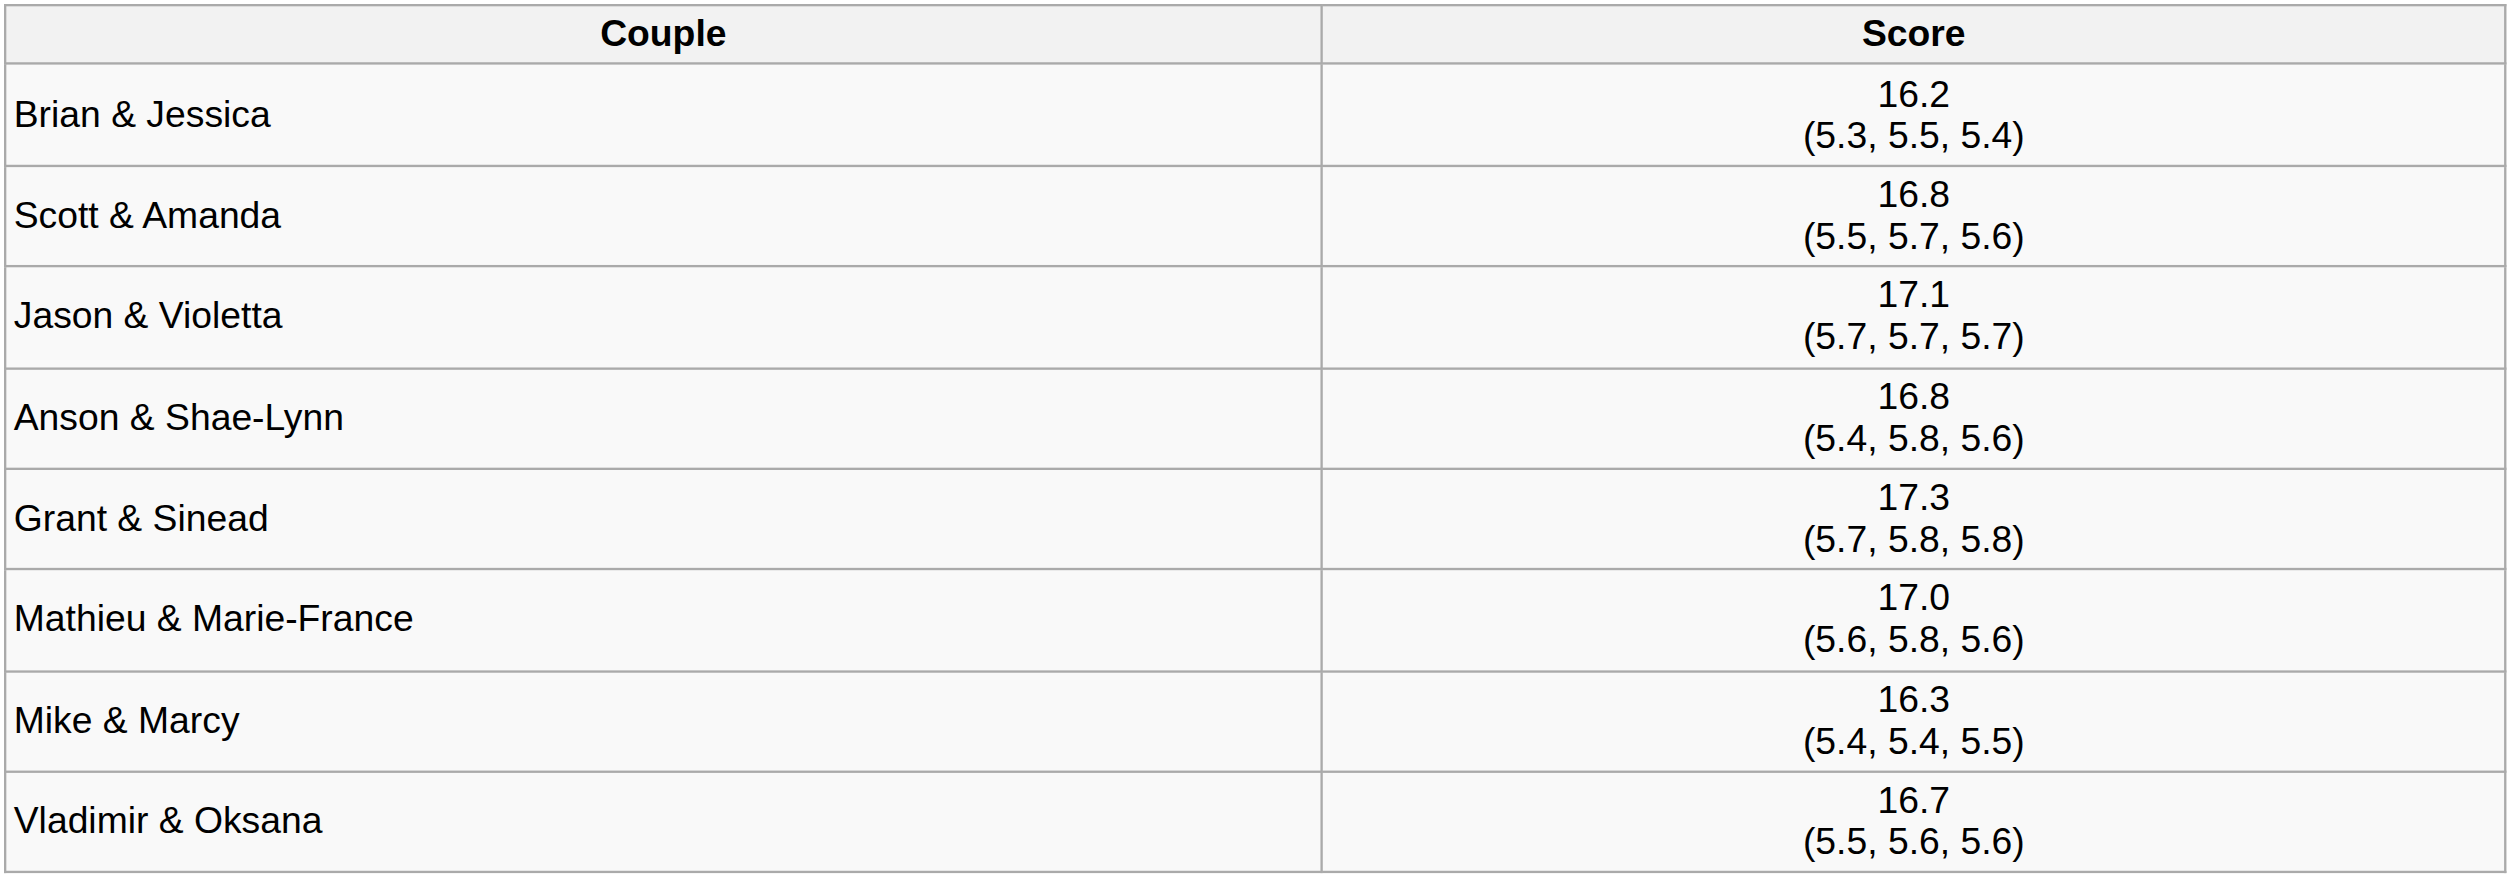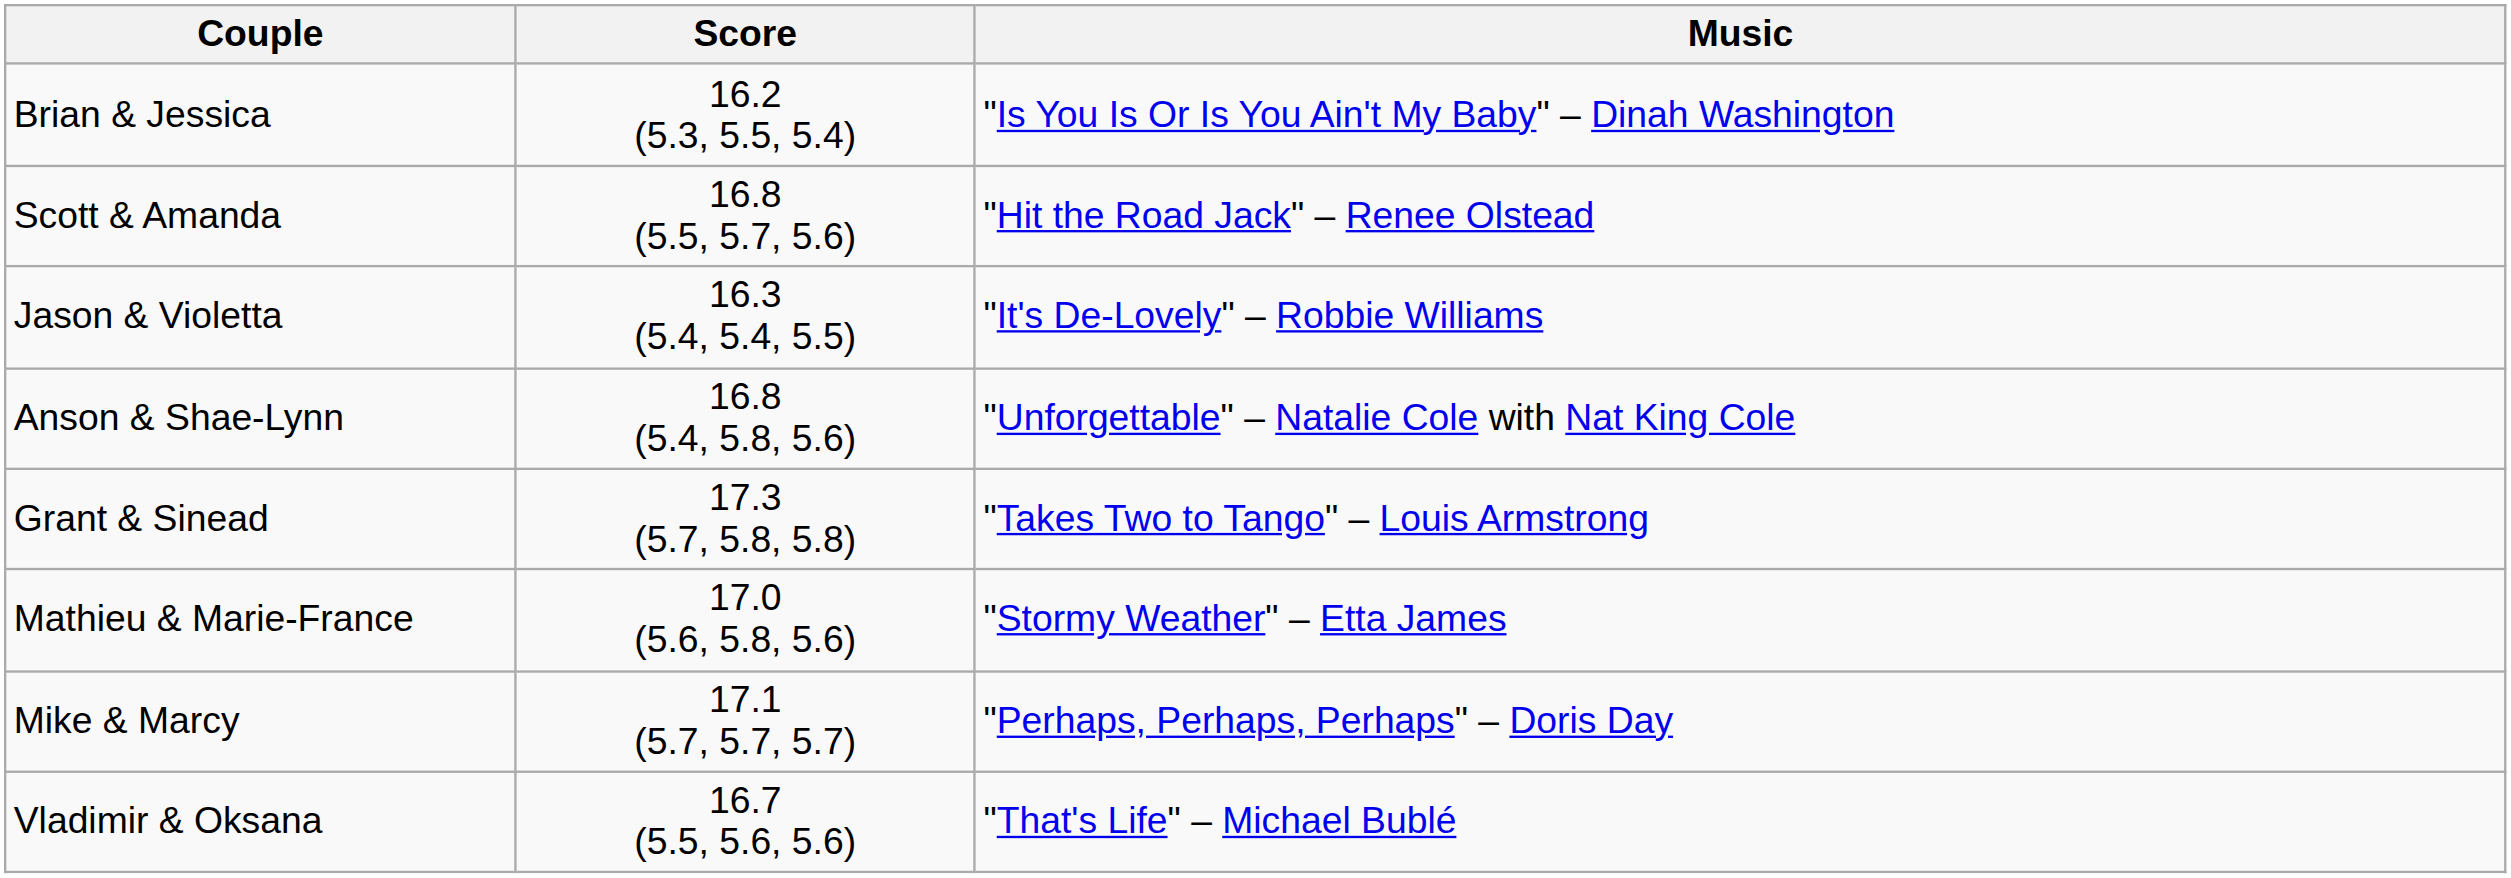+ column: (1741, 34)
(1914, 316) 17.1 (5.7, 5.7, 5.7) -> (745, 316) 16.3 (5.4, 5.4, 5.5)
(1914, 720) 16.3 (5.4, 5.4, 5.5) -> (745, 720) 17.1 (5.7, 5.7, 5.7)
